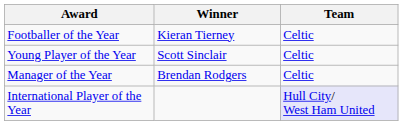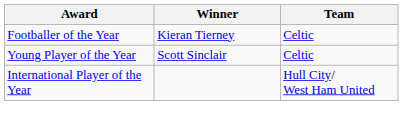- row: (60, 75)
(329, 103) lavender background -> (329, 82) no background
